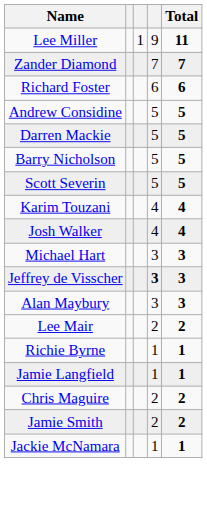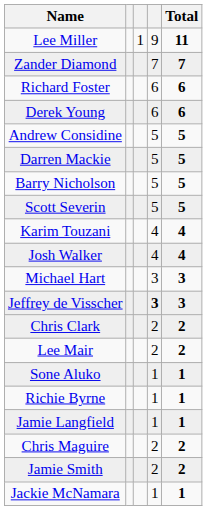+ row: (65, 111)
- row: (65, 302)
+ row: (65, 326)
+ row: (65, 374)
